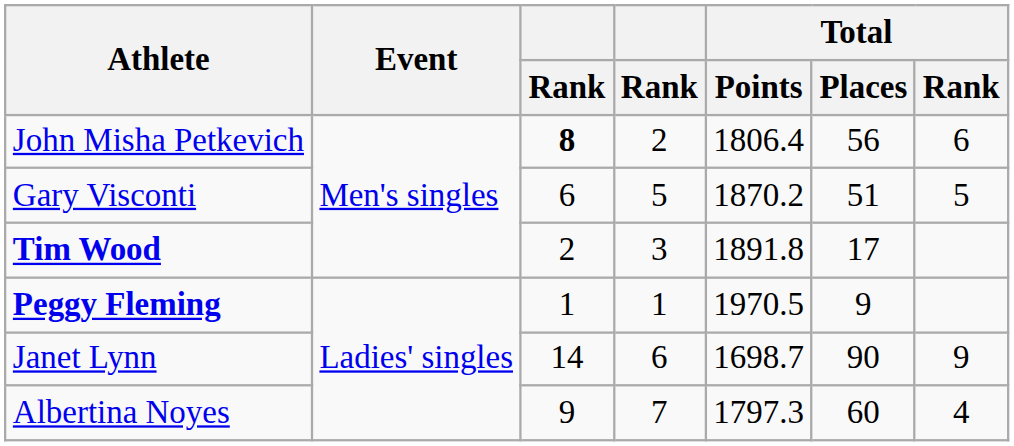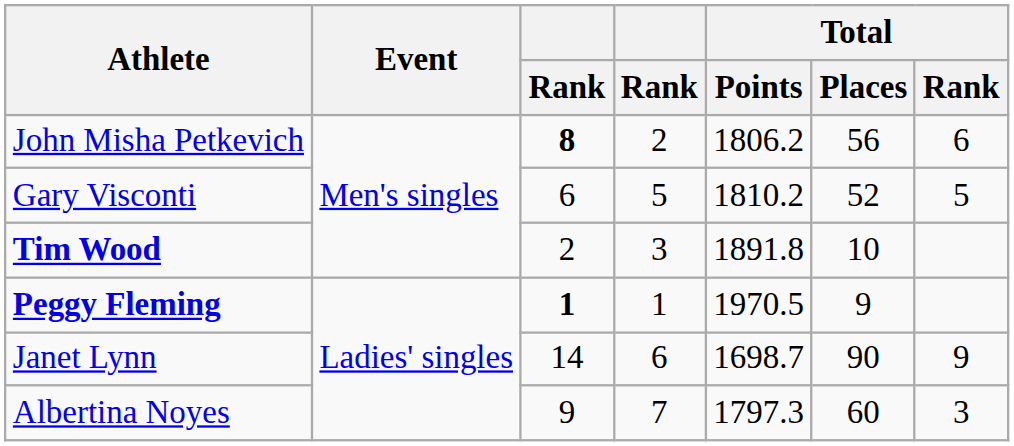(759, 140) 1806.4 -> (759, 140) 1806.2
(759, 195) 1870.2 -> (759, 195) 1810.2
(863, 195) 51 -> (863, 195) 52
(863, 249) 17 -> (863, 249) 10
(567, 304) normal -> (567, 304) bold
(961, 412) 4 -> (961, 412) 3
